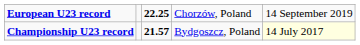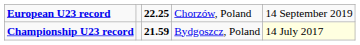(157, 31) 21.57 -> (157, 31) 21.59
